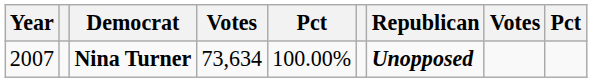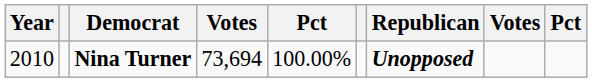(32, 59) 2007 -> (32, 59) 2010
(232, 59) 73,634 -> (232, 59) 73,694
